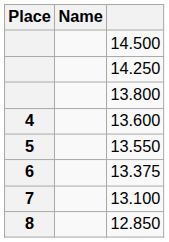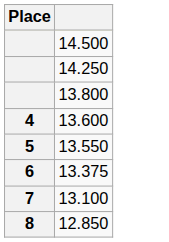- column: (81, 17)
